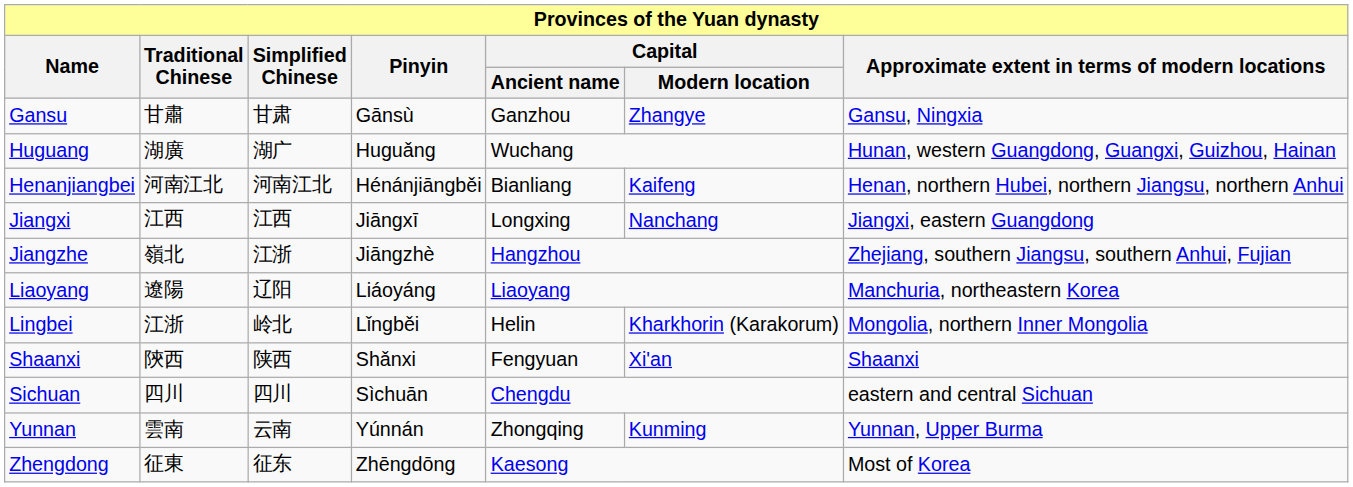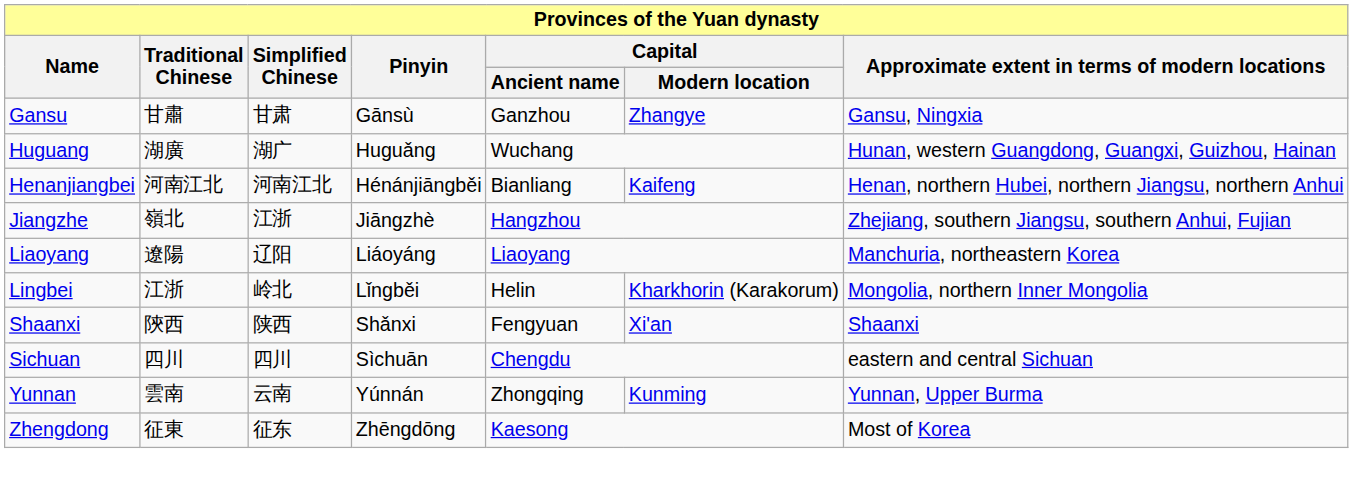- row: (40, 220)
